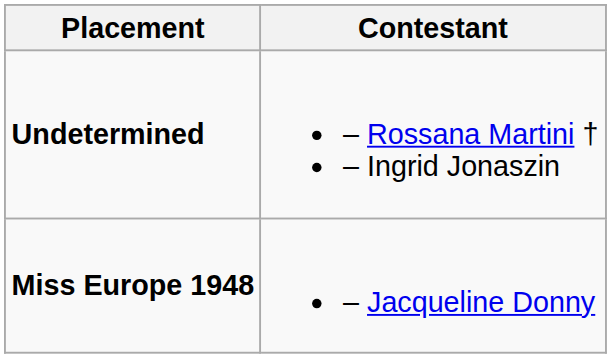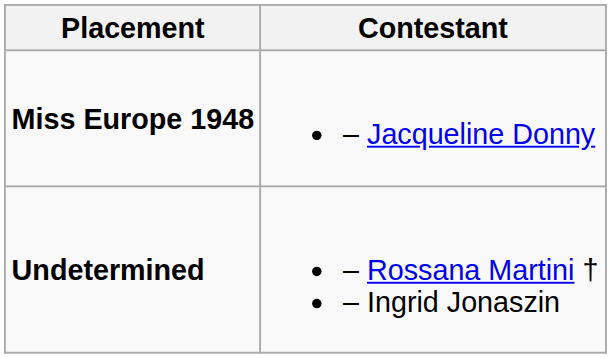rows swapped: (133, 285) <-> (108, 134)
